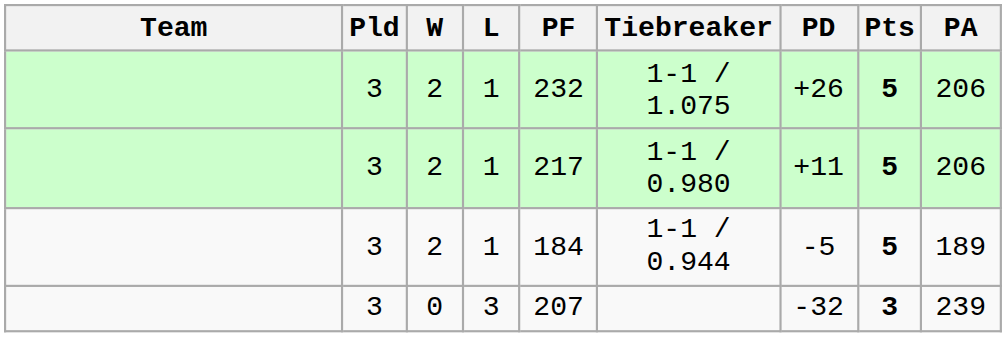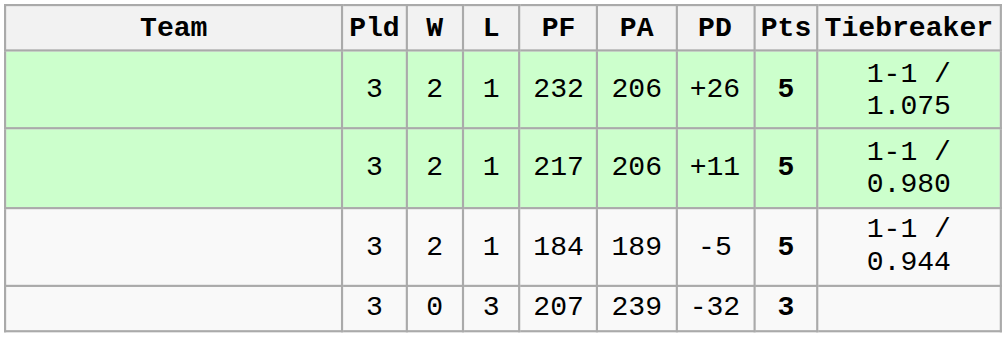columns swapped: (961, 28) <-> (689, 28)
